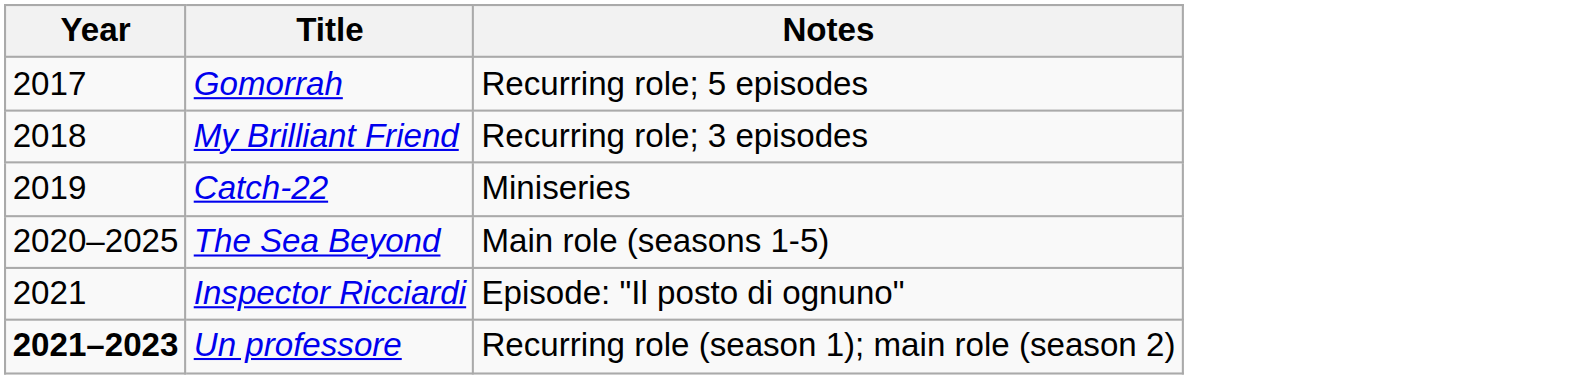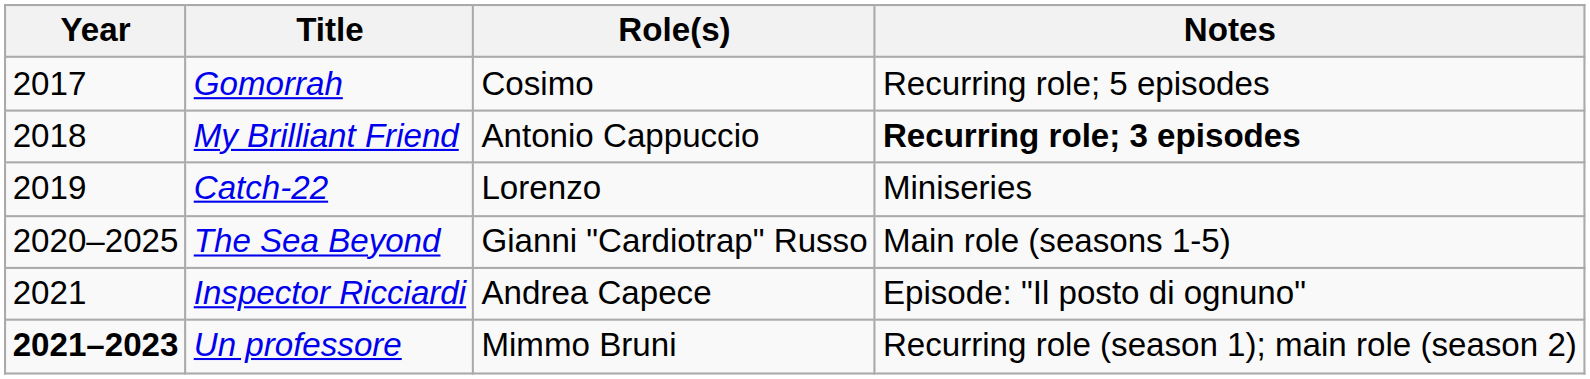+ column: (675, 30)
(675, 135) normal -> (1092, 135) bold
